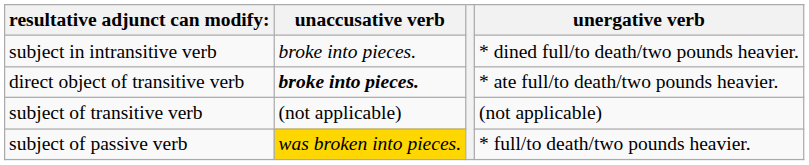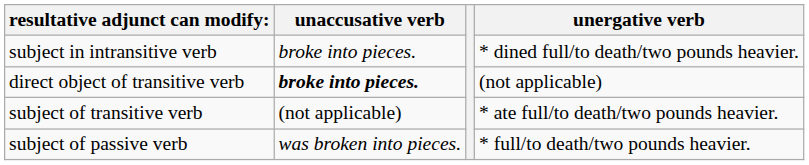(629, 81) * ate full/to death/two pounds heavier. -> (541, 81) (not applicable)
(541, 112) (not applicable) -> (629, 112) * ate full/to death/two pounds heavier.
(370, 143) gold background -> (370, 143) no background
